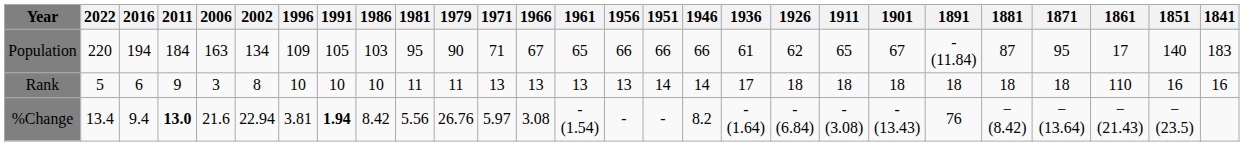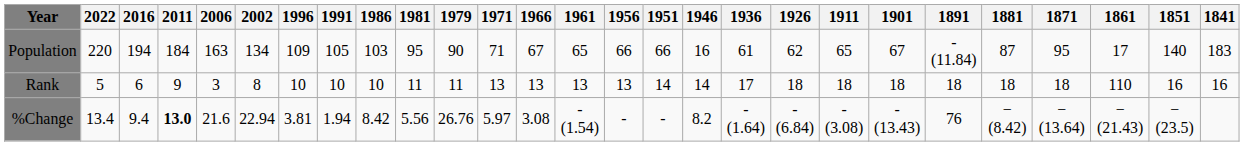(702, 51) 66 -> (702, 51) 16
(337, 119) bold -> (337, 119) normal
